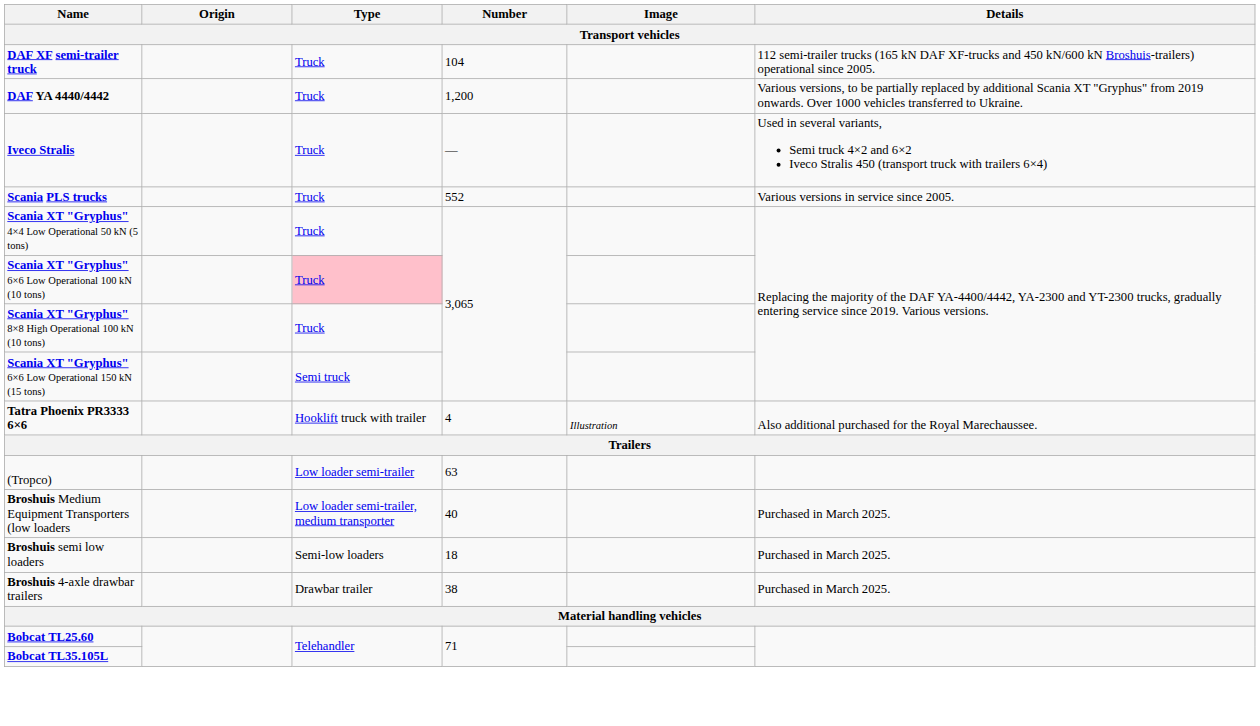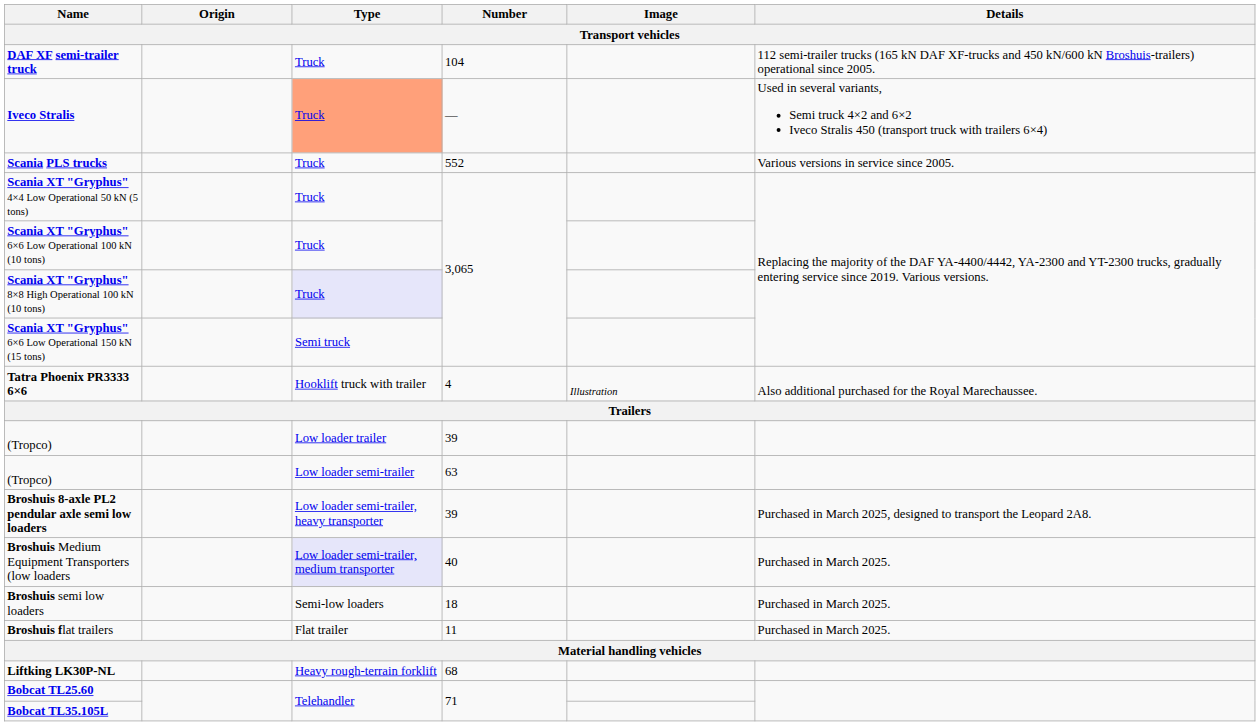- row: (58, 95)
(310, 150) no background -> (310, 115) lightsalmon background
(310, 279) pink background -> (310, 245) no background
(310, 328) no background -> (310, 293) lavender background
+ row: (30, 445)
+ row: (69, 513)
(356, 513) no background -> (356, 562) lavender background
+ row: (60, 630)
- row: (71, 589)
+ row: (61, 670)
